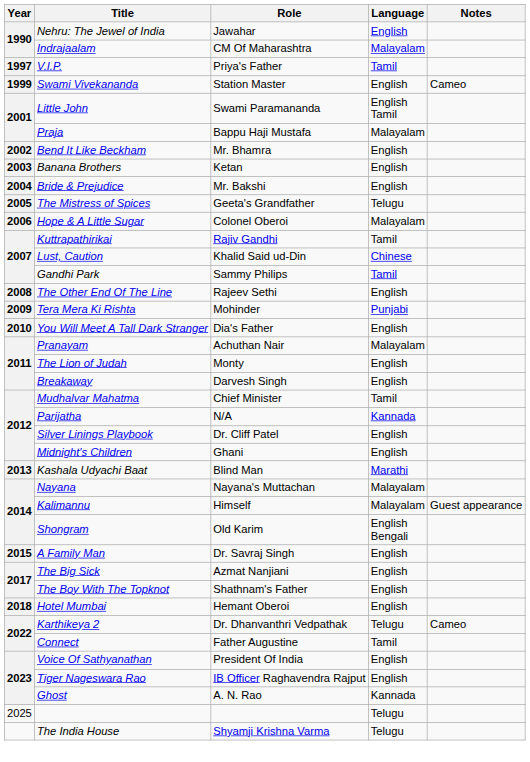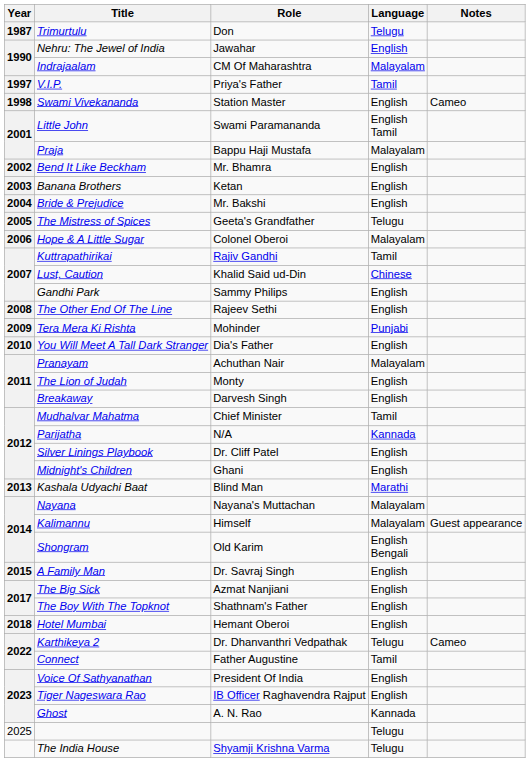+ row: (62, 31)
(19, 84) 1999 -> (19, 102) 1998
(384, 274) Tamil -> (389, 292) English
